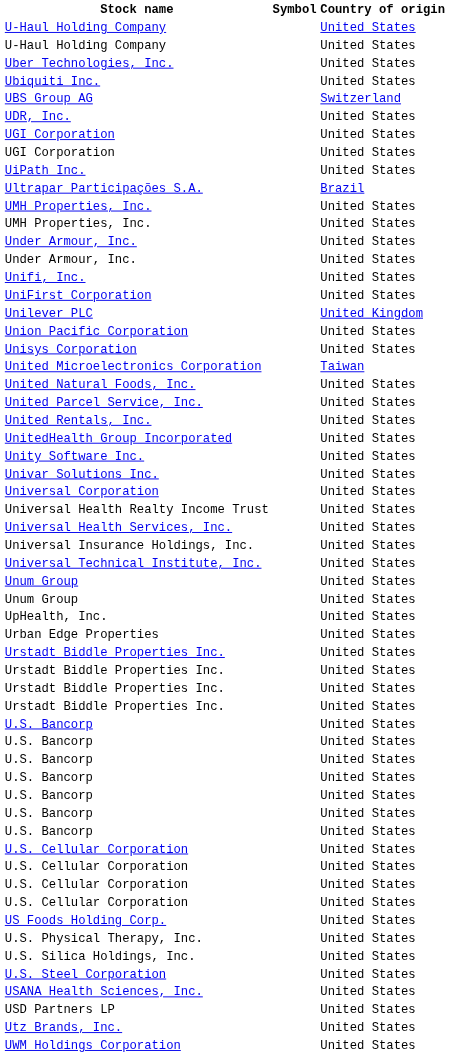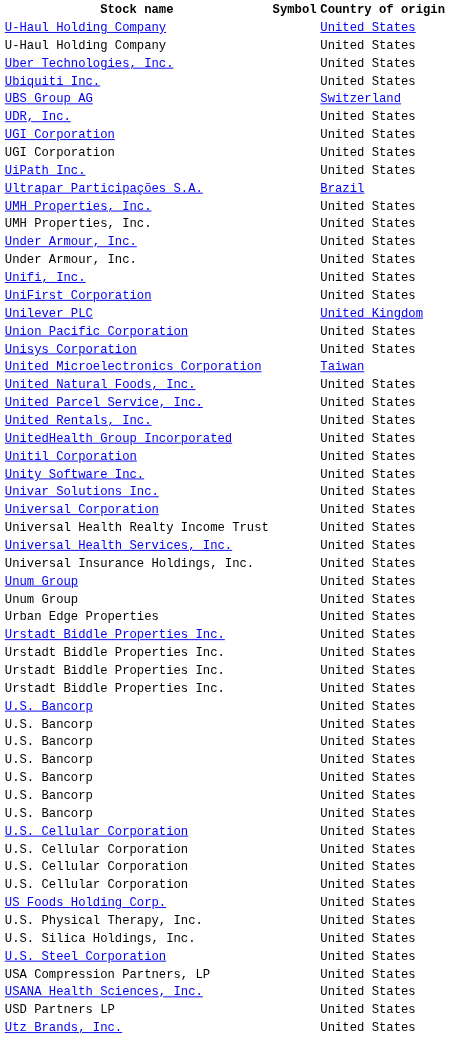+ row: (71, 456)
- row: (133, 564)
- row: (56, 617)
+ row: (107, 974)
- row: (93, 1046)
